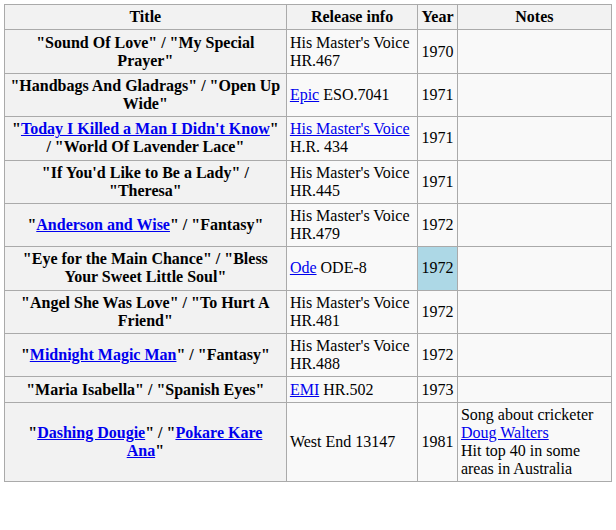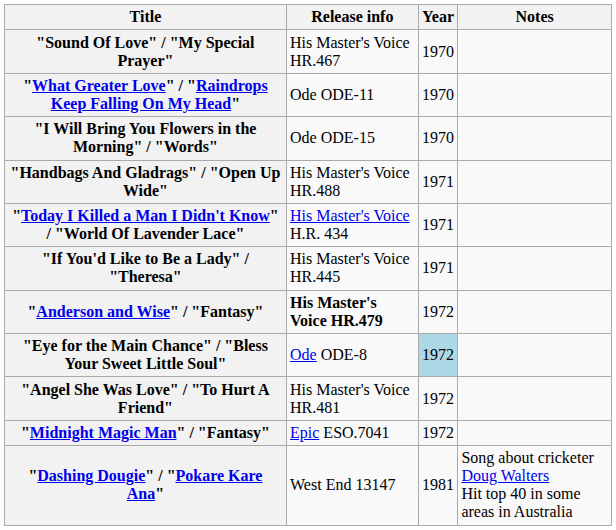+ row: (145, 94)
+ row: (145, 138)
(340, 94) Epic ESO.7041 -> (350, 181) His Master's Voice HR.488
(350, 225) normal -> (336, 311) bold
(350, 355) His Master's Voice HR.488 -> (340, 432) Epic ESO.7041
- row: (145, 389)
